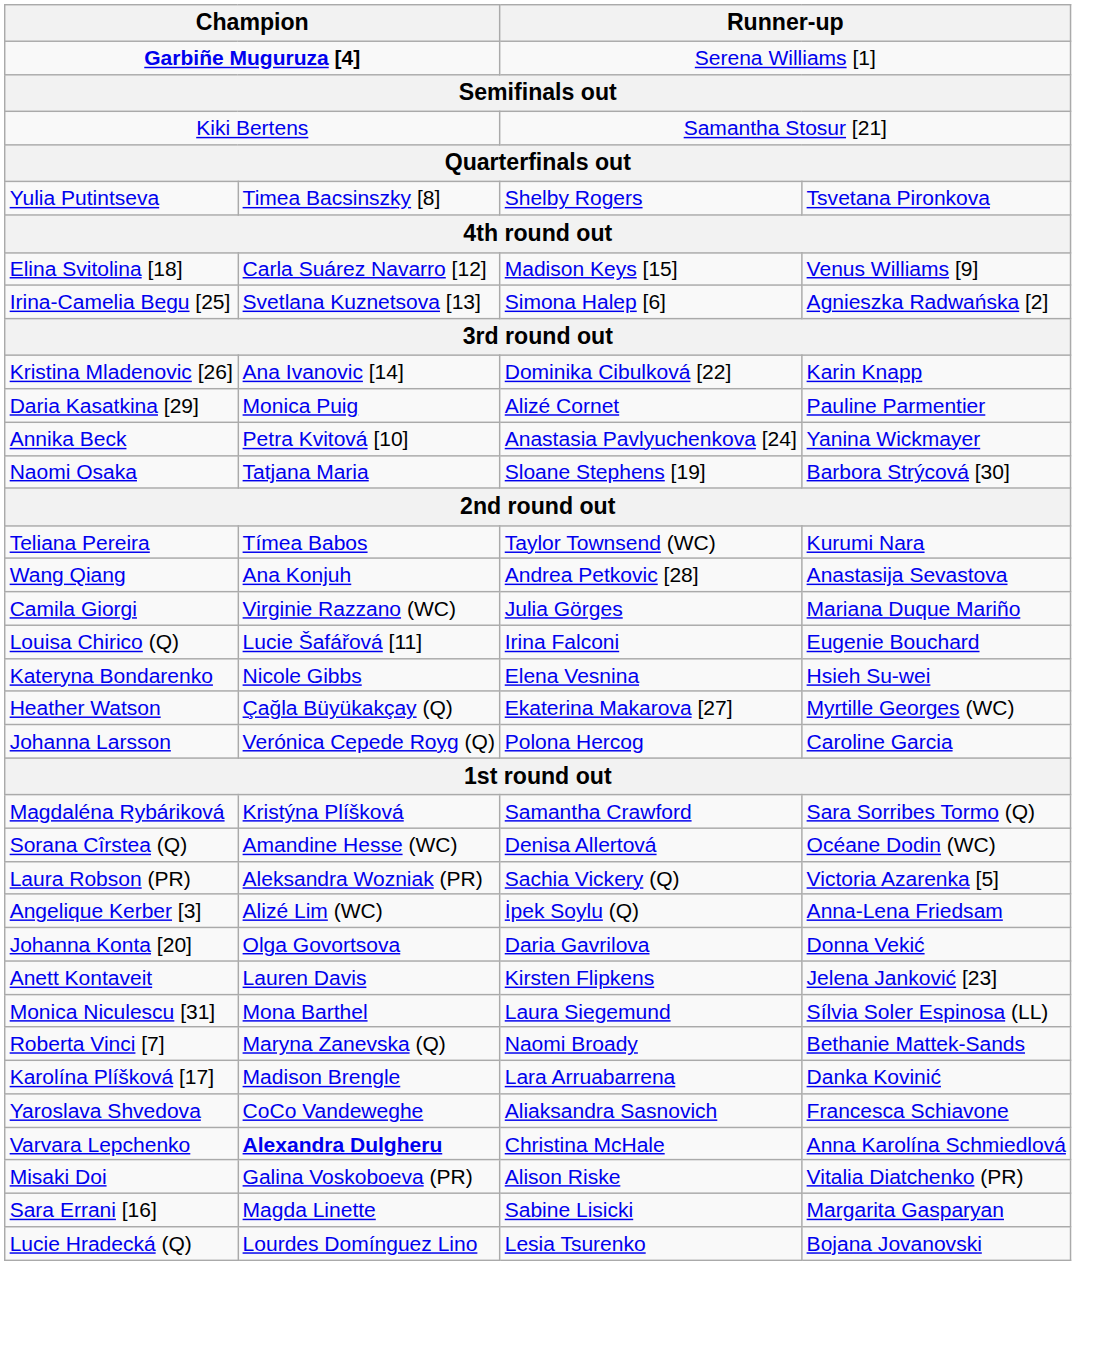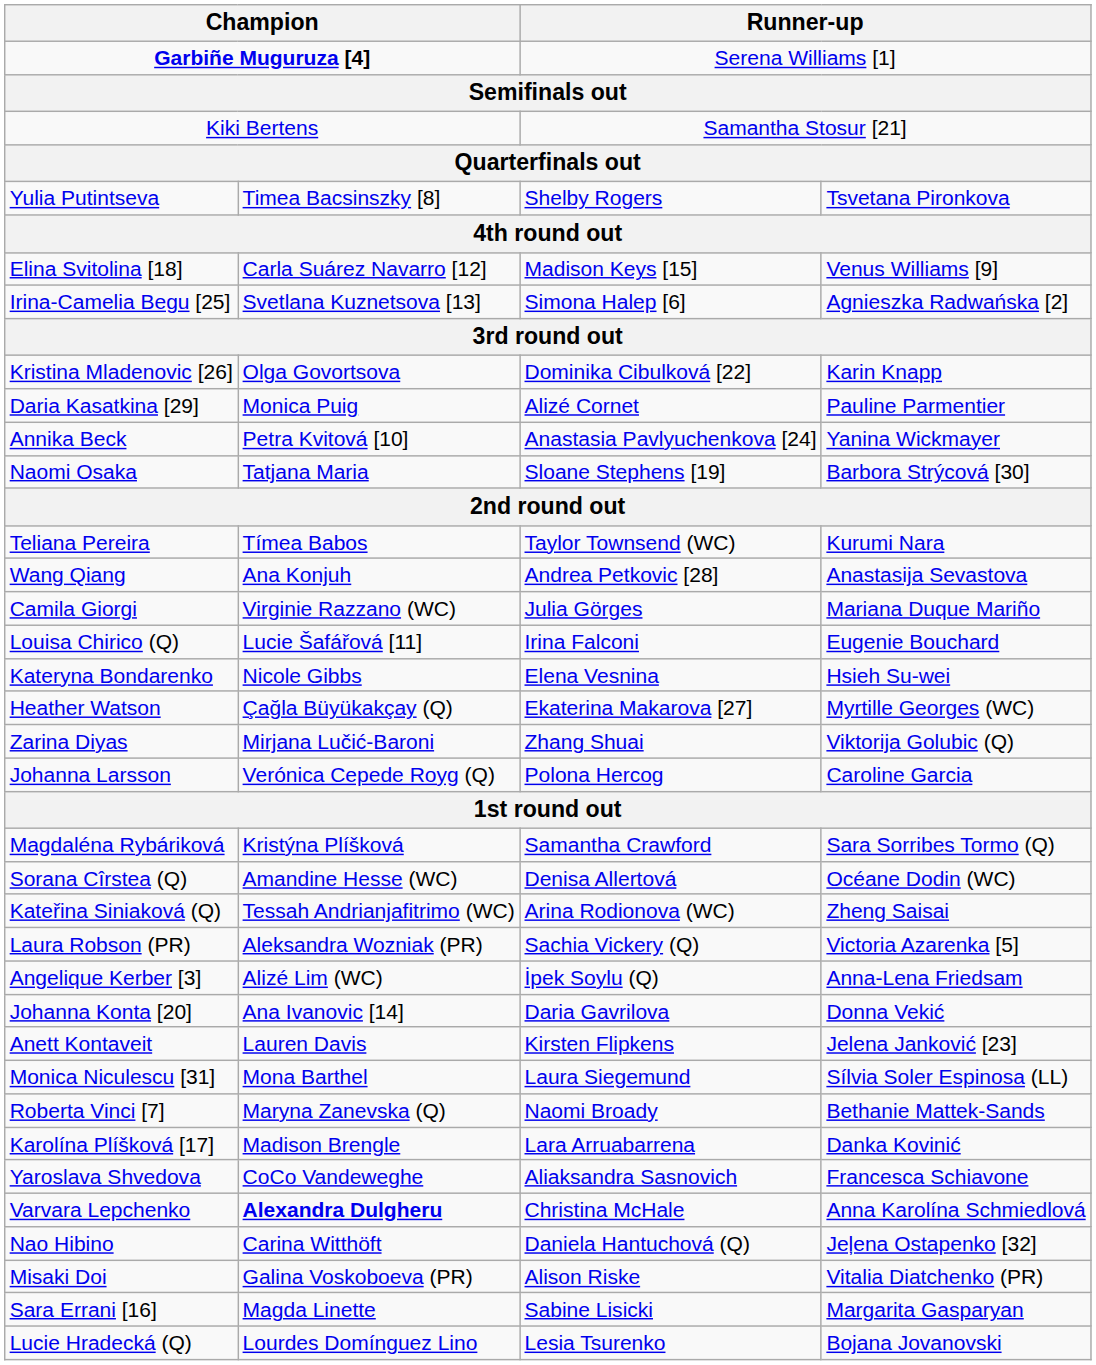(323, 373) Ana Ivanovic [14] -> (321, 373) Olga Govortsova
+ row: (69, 742)
+ row: (115, 912)
(321, 945) Olga Govortsova -> (323, 1011) Ana Ivanovic [14]
+ row: (62, 1244)
